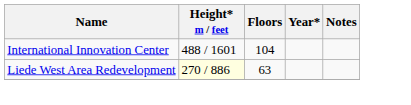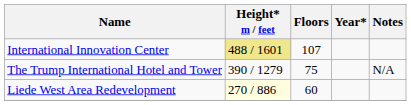(209, 49) no background -> (255, 49) khaki background
(265, 49) 104 -> (311, 49) 107
+ row: (115, 69)
(265, 69) 63 -> (311, 89) 60
